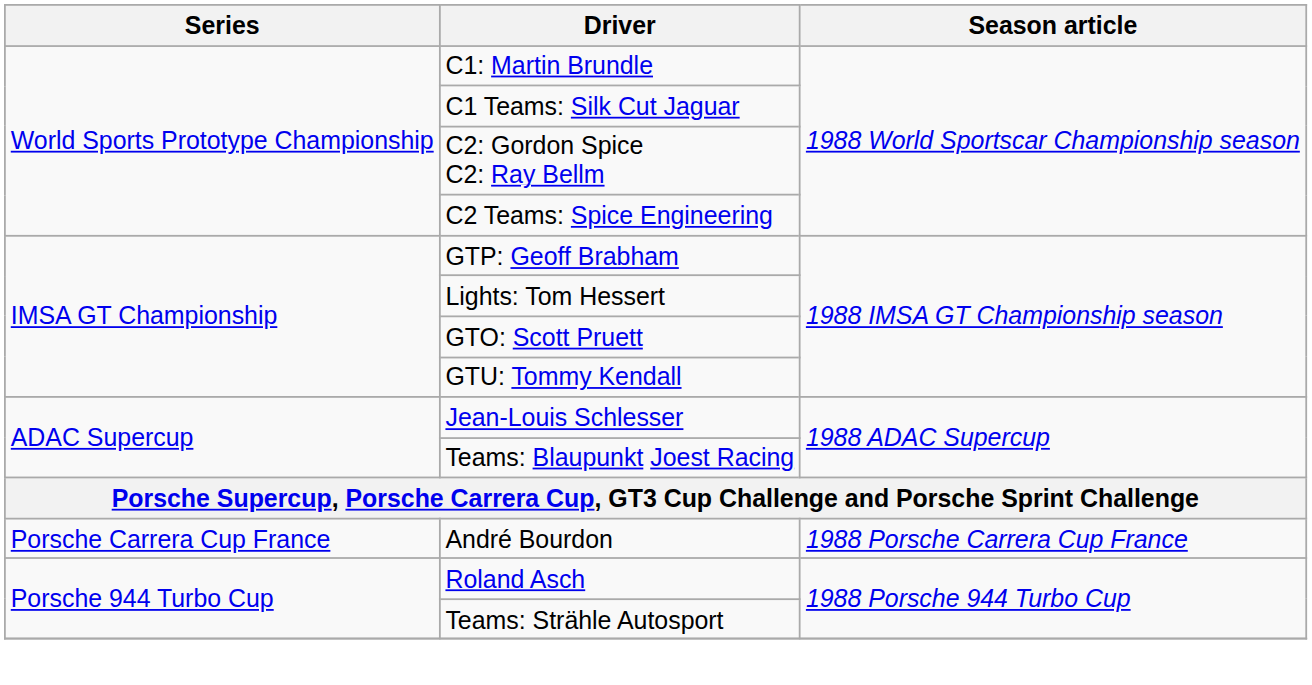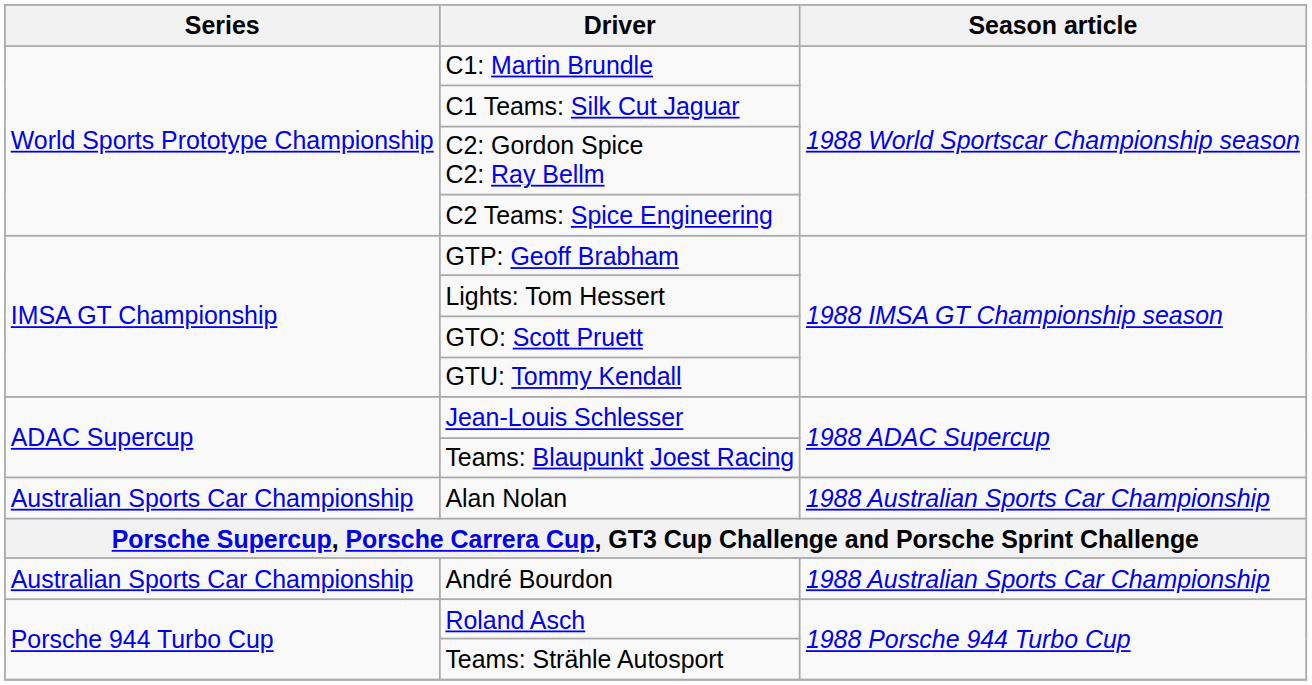+ row: (506, 498)
(171, 538) Porsche Carrera Cup France -> (212, 579) Australian Sports Car Championship
(997, 538) 1988 Porsche Carrera Cup France -> (1038, 579) 1988 Australian Sports Car Championship
